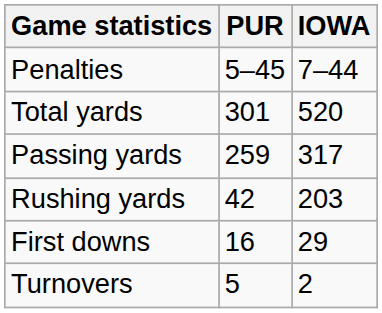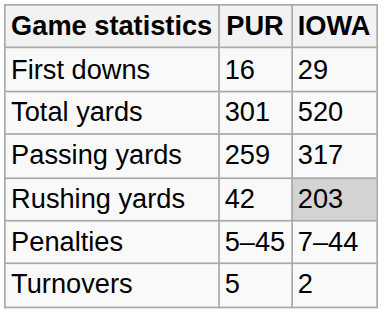rows swapped: (81, 241) <-> (67, 69)
(320, 198) no background -> (320, 198) lightgrey background
